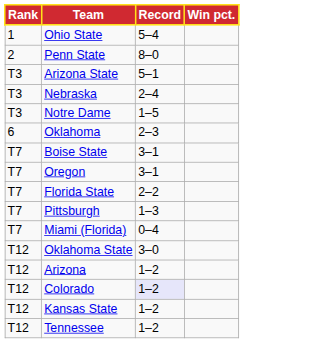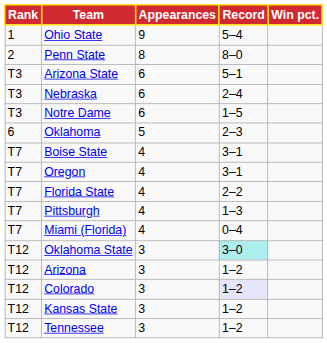+ column: (177, 15)
(148, 250) no background -> (232, 250) paleturquoise background
